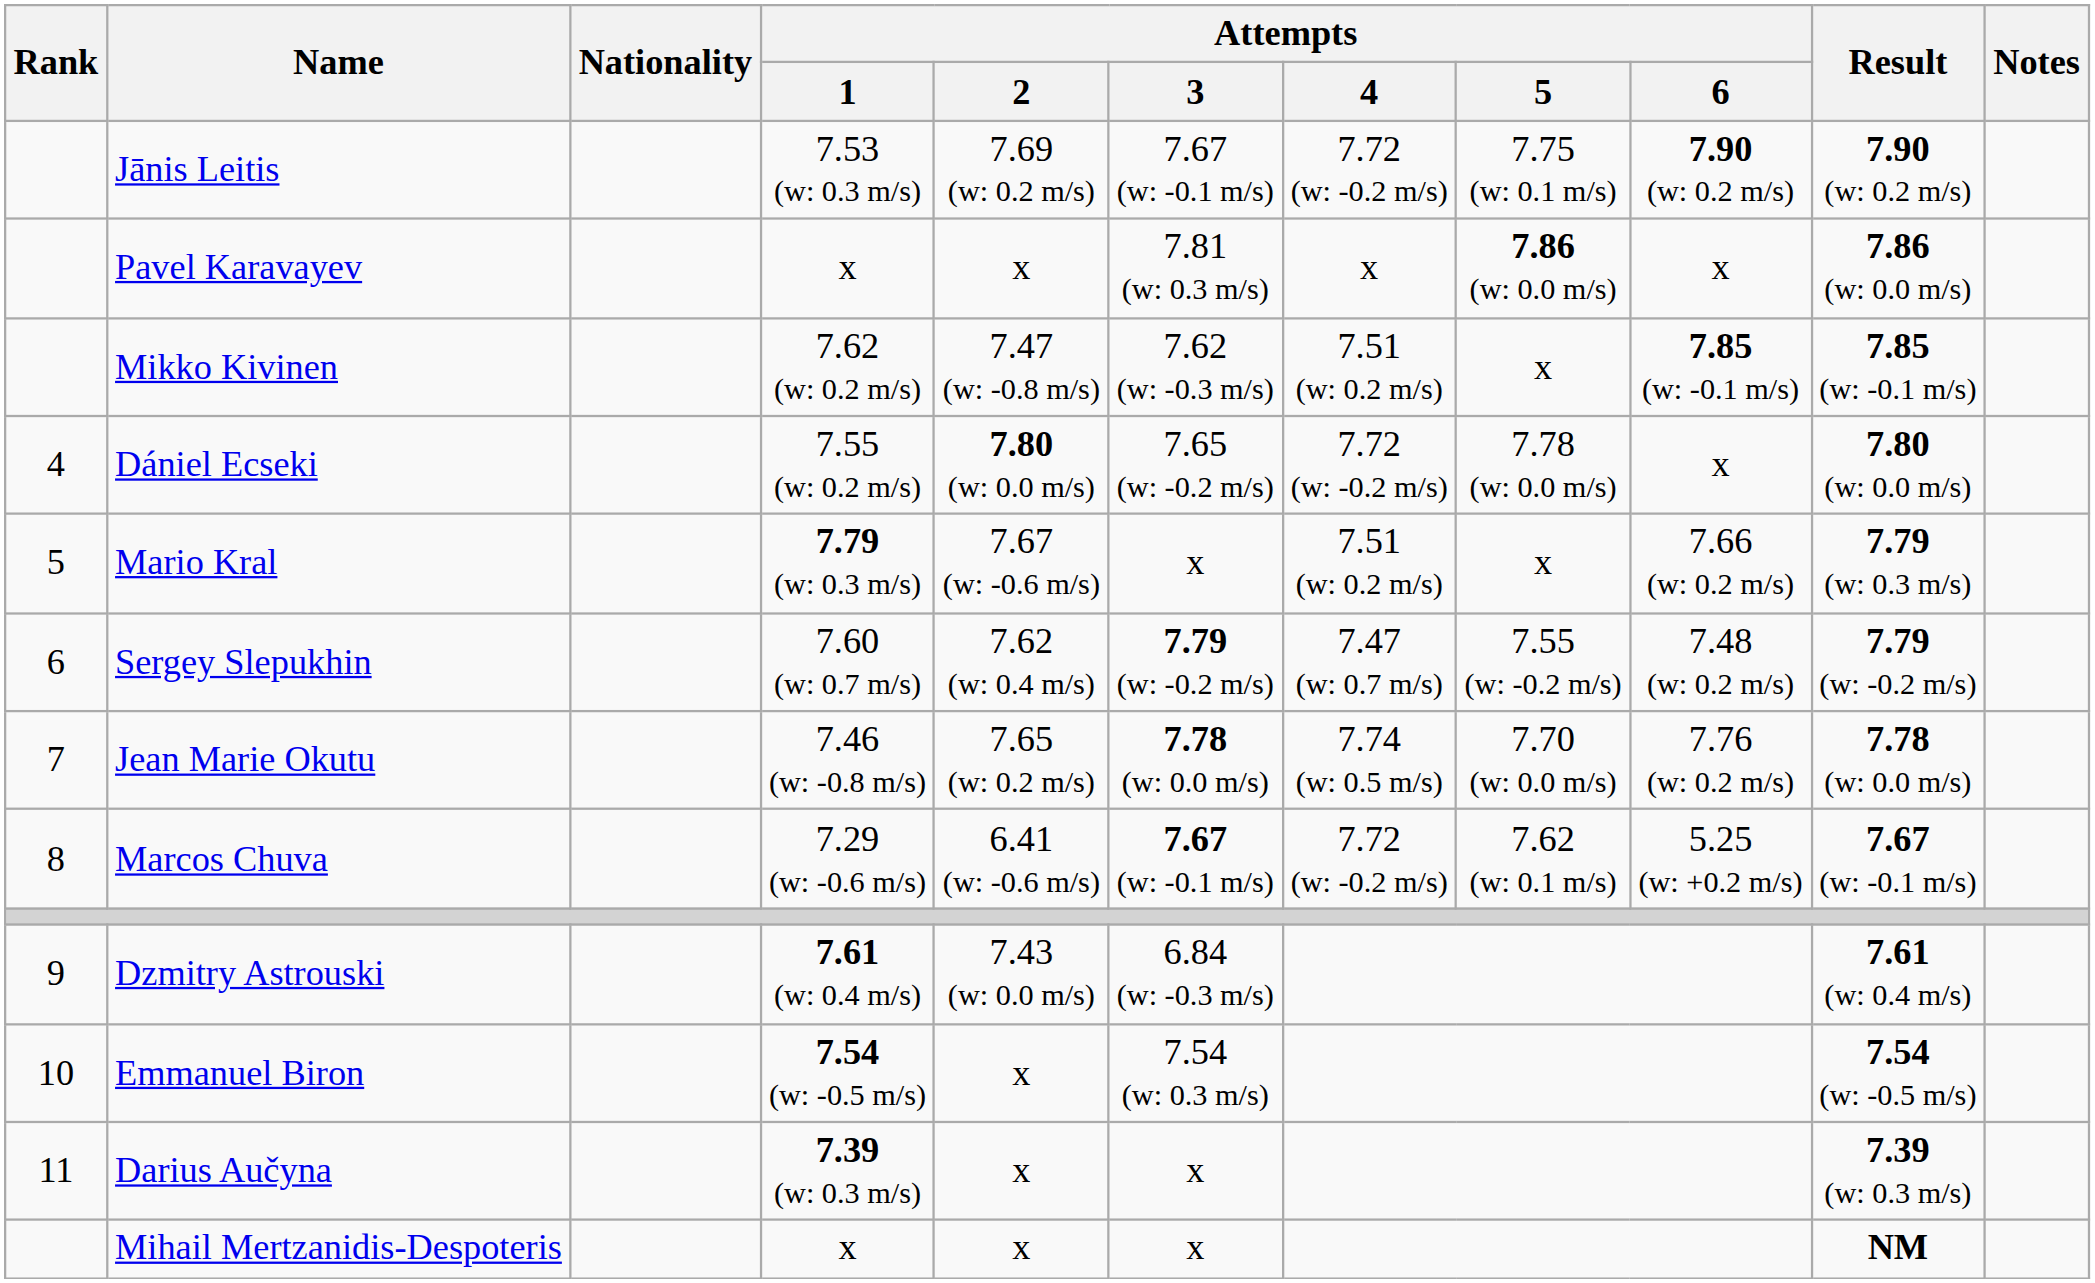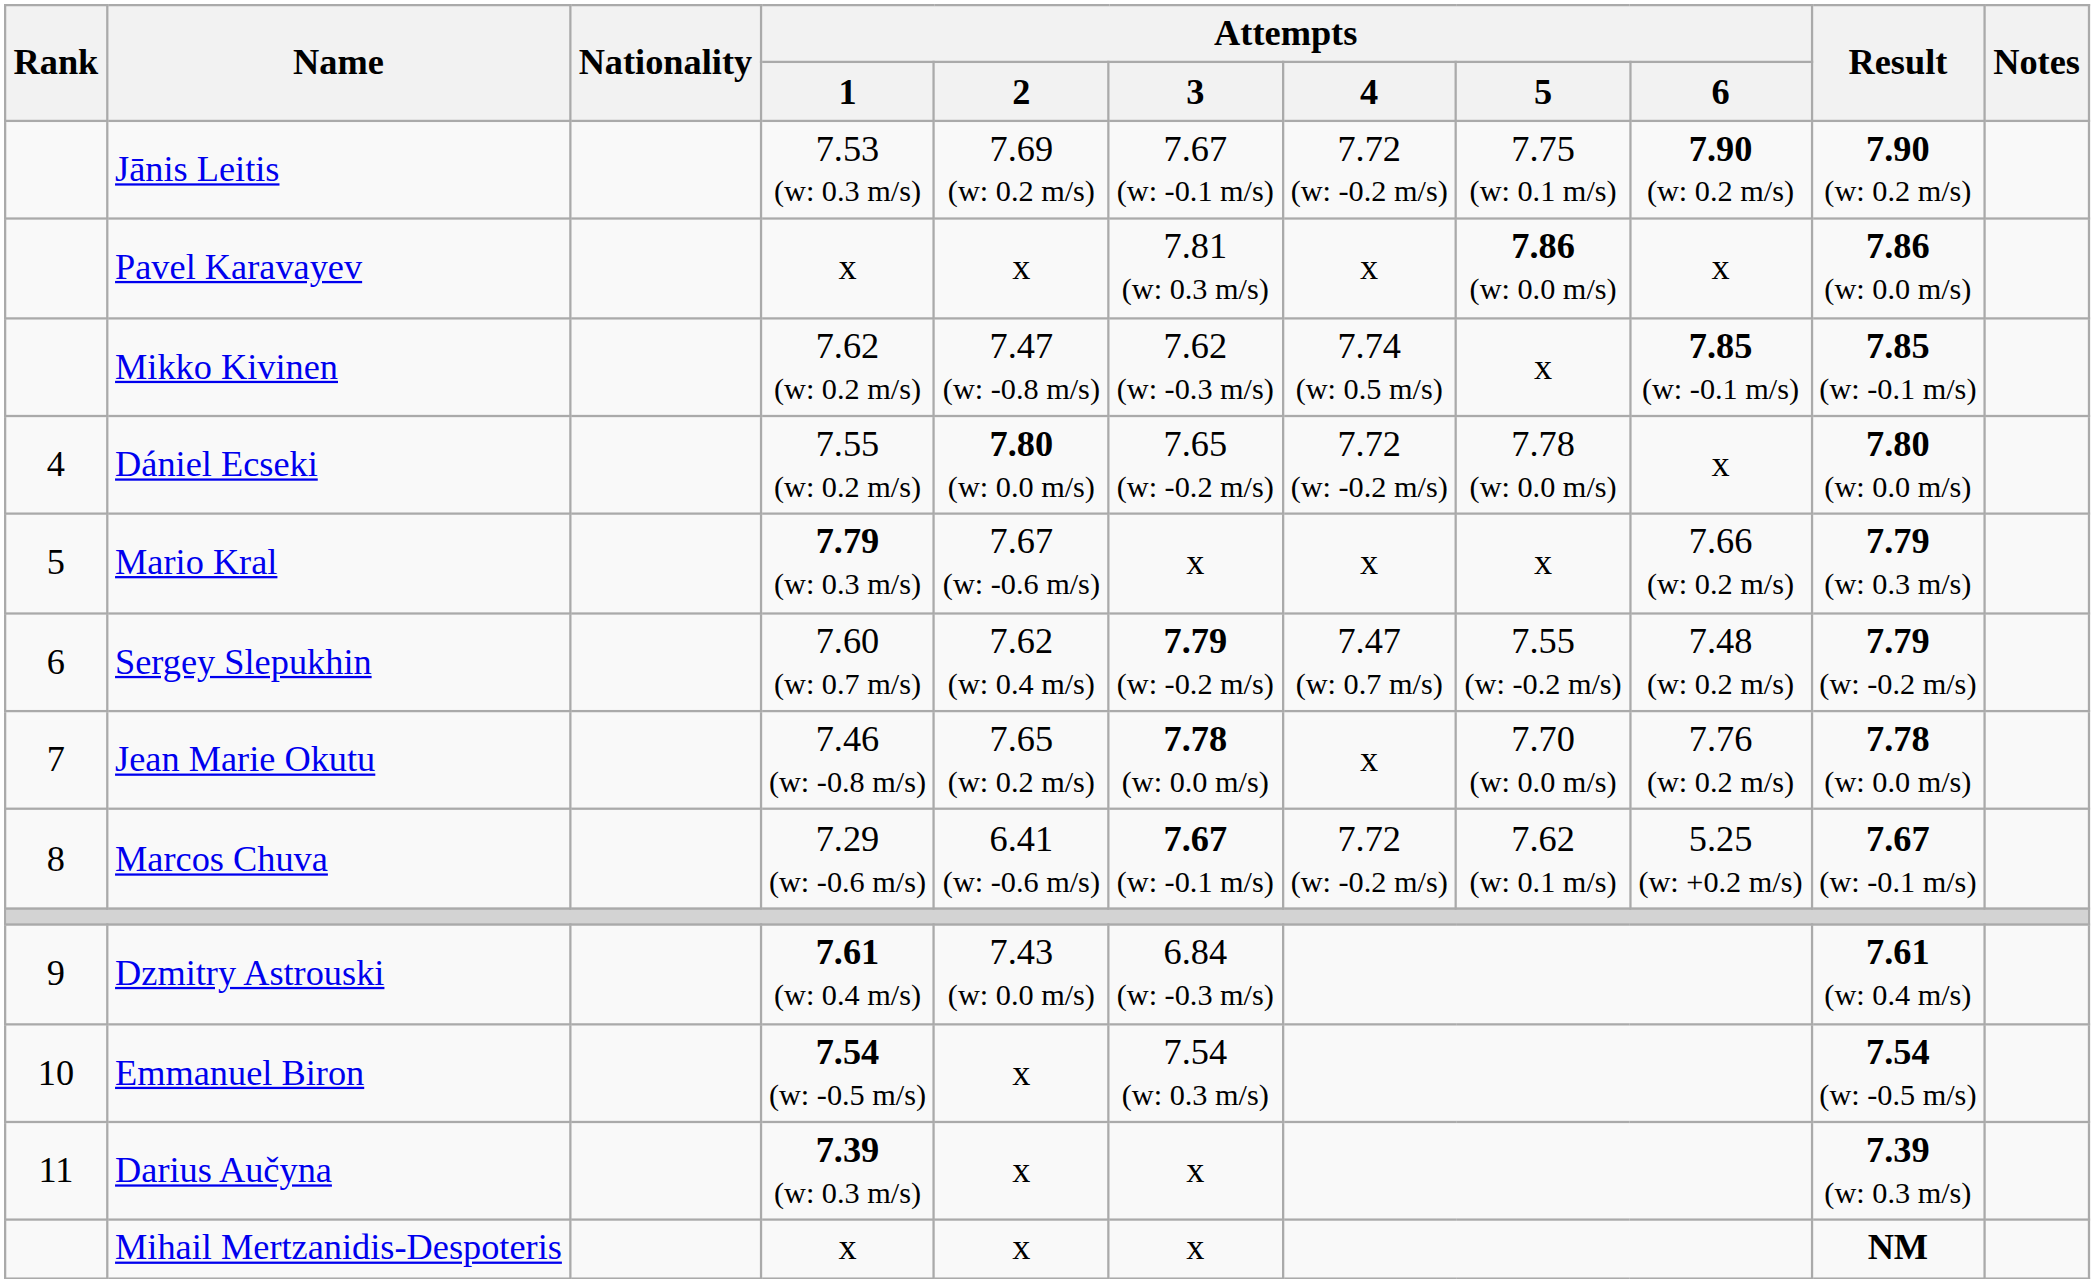(1369, 365) 7.51 (w: 0.2 m/s) -> (1369, 365) 7.74 (w: 0.5 m/s)
(1369, 562) 7.51 (w: 0.2 m/s) -> (1369, 562) x
(1369, 759) 7.74 (w: 0.5 m/s) -> (1369, 759) x
